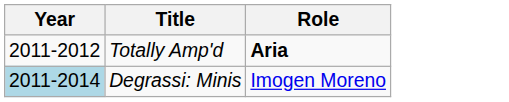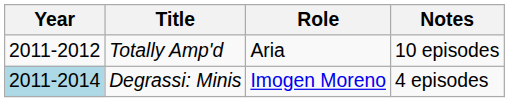+ column: (447, 19)
(269, 50) bold -> (268, 50) normal
